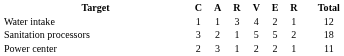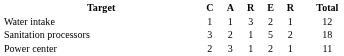- column: (256, 7)
